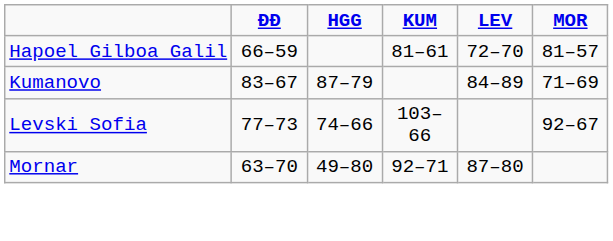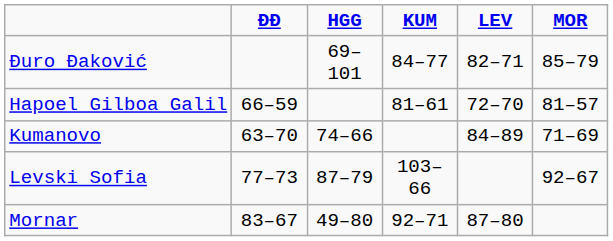+ row: (78, 62)
(269, 83) 83–67 -> (269, 136) 63–70
(345, 83) 87–79 -> (345, 136) 74–66
(345, 125) 74–66 -> (345, 178) 87–79
(269, 167) 63–70 -> (269, 220) 83–67
